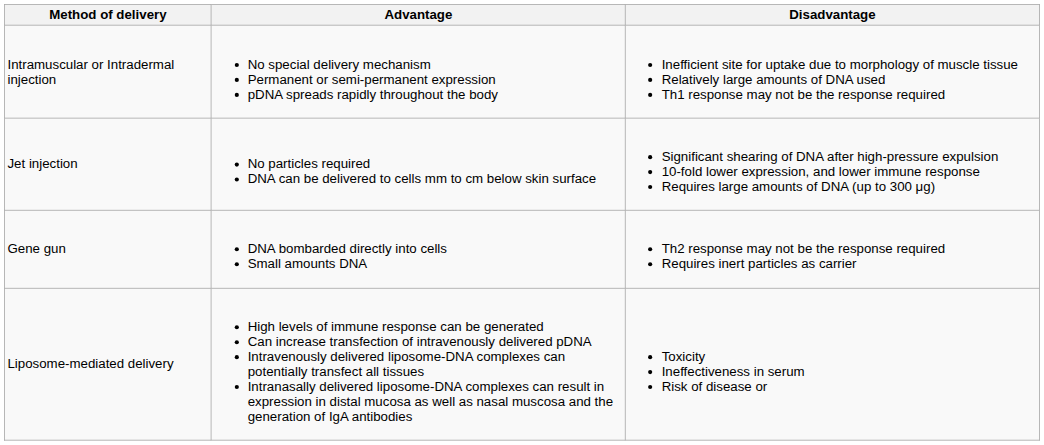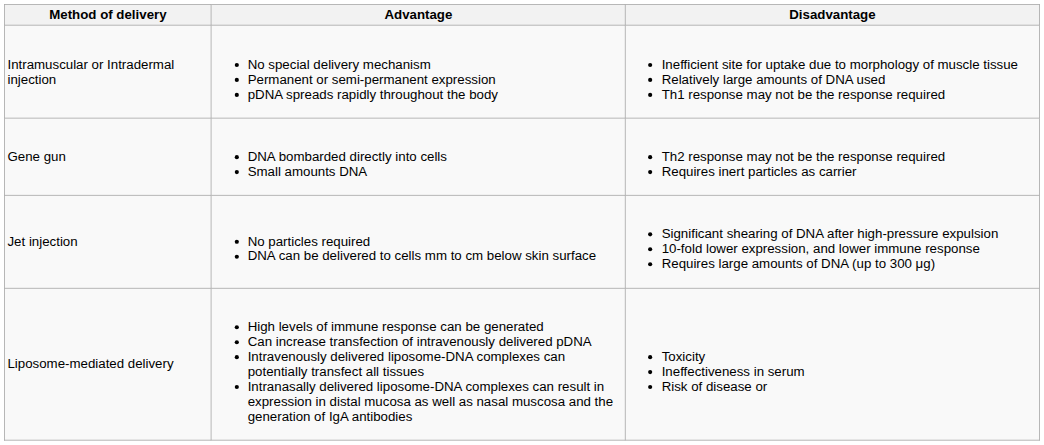rows swapped: (37, 249) <-> (43, 164)
